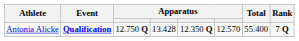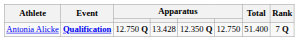(228, 30) 12.570 -> (228, 30) 12.750
(256, 30) 55.400 -> (256, 30) 51.400
